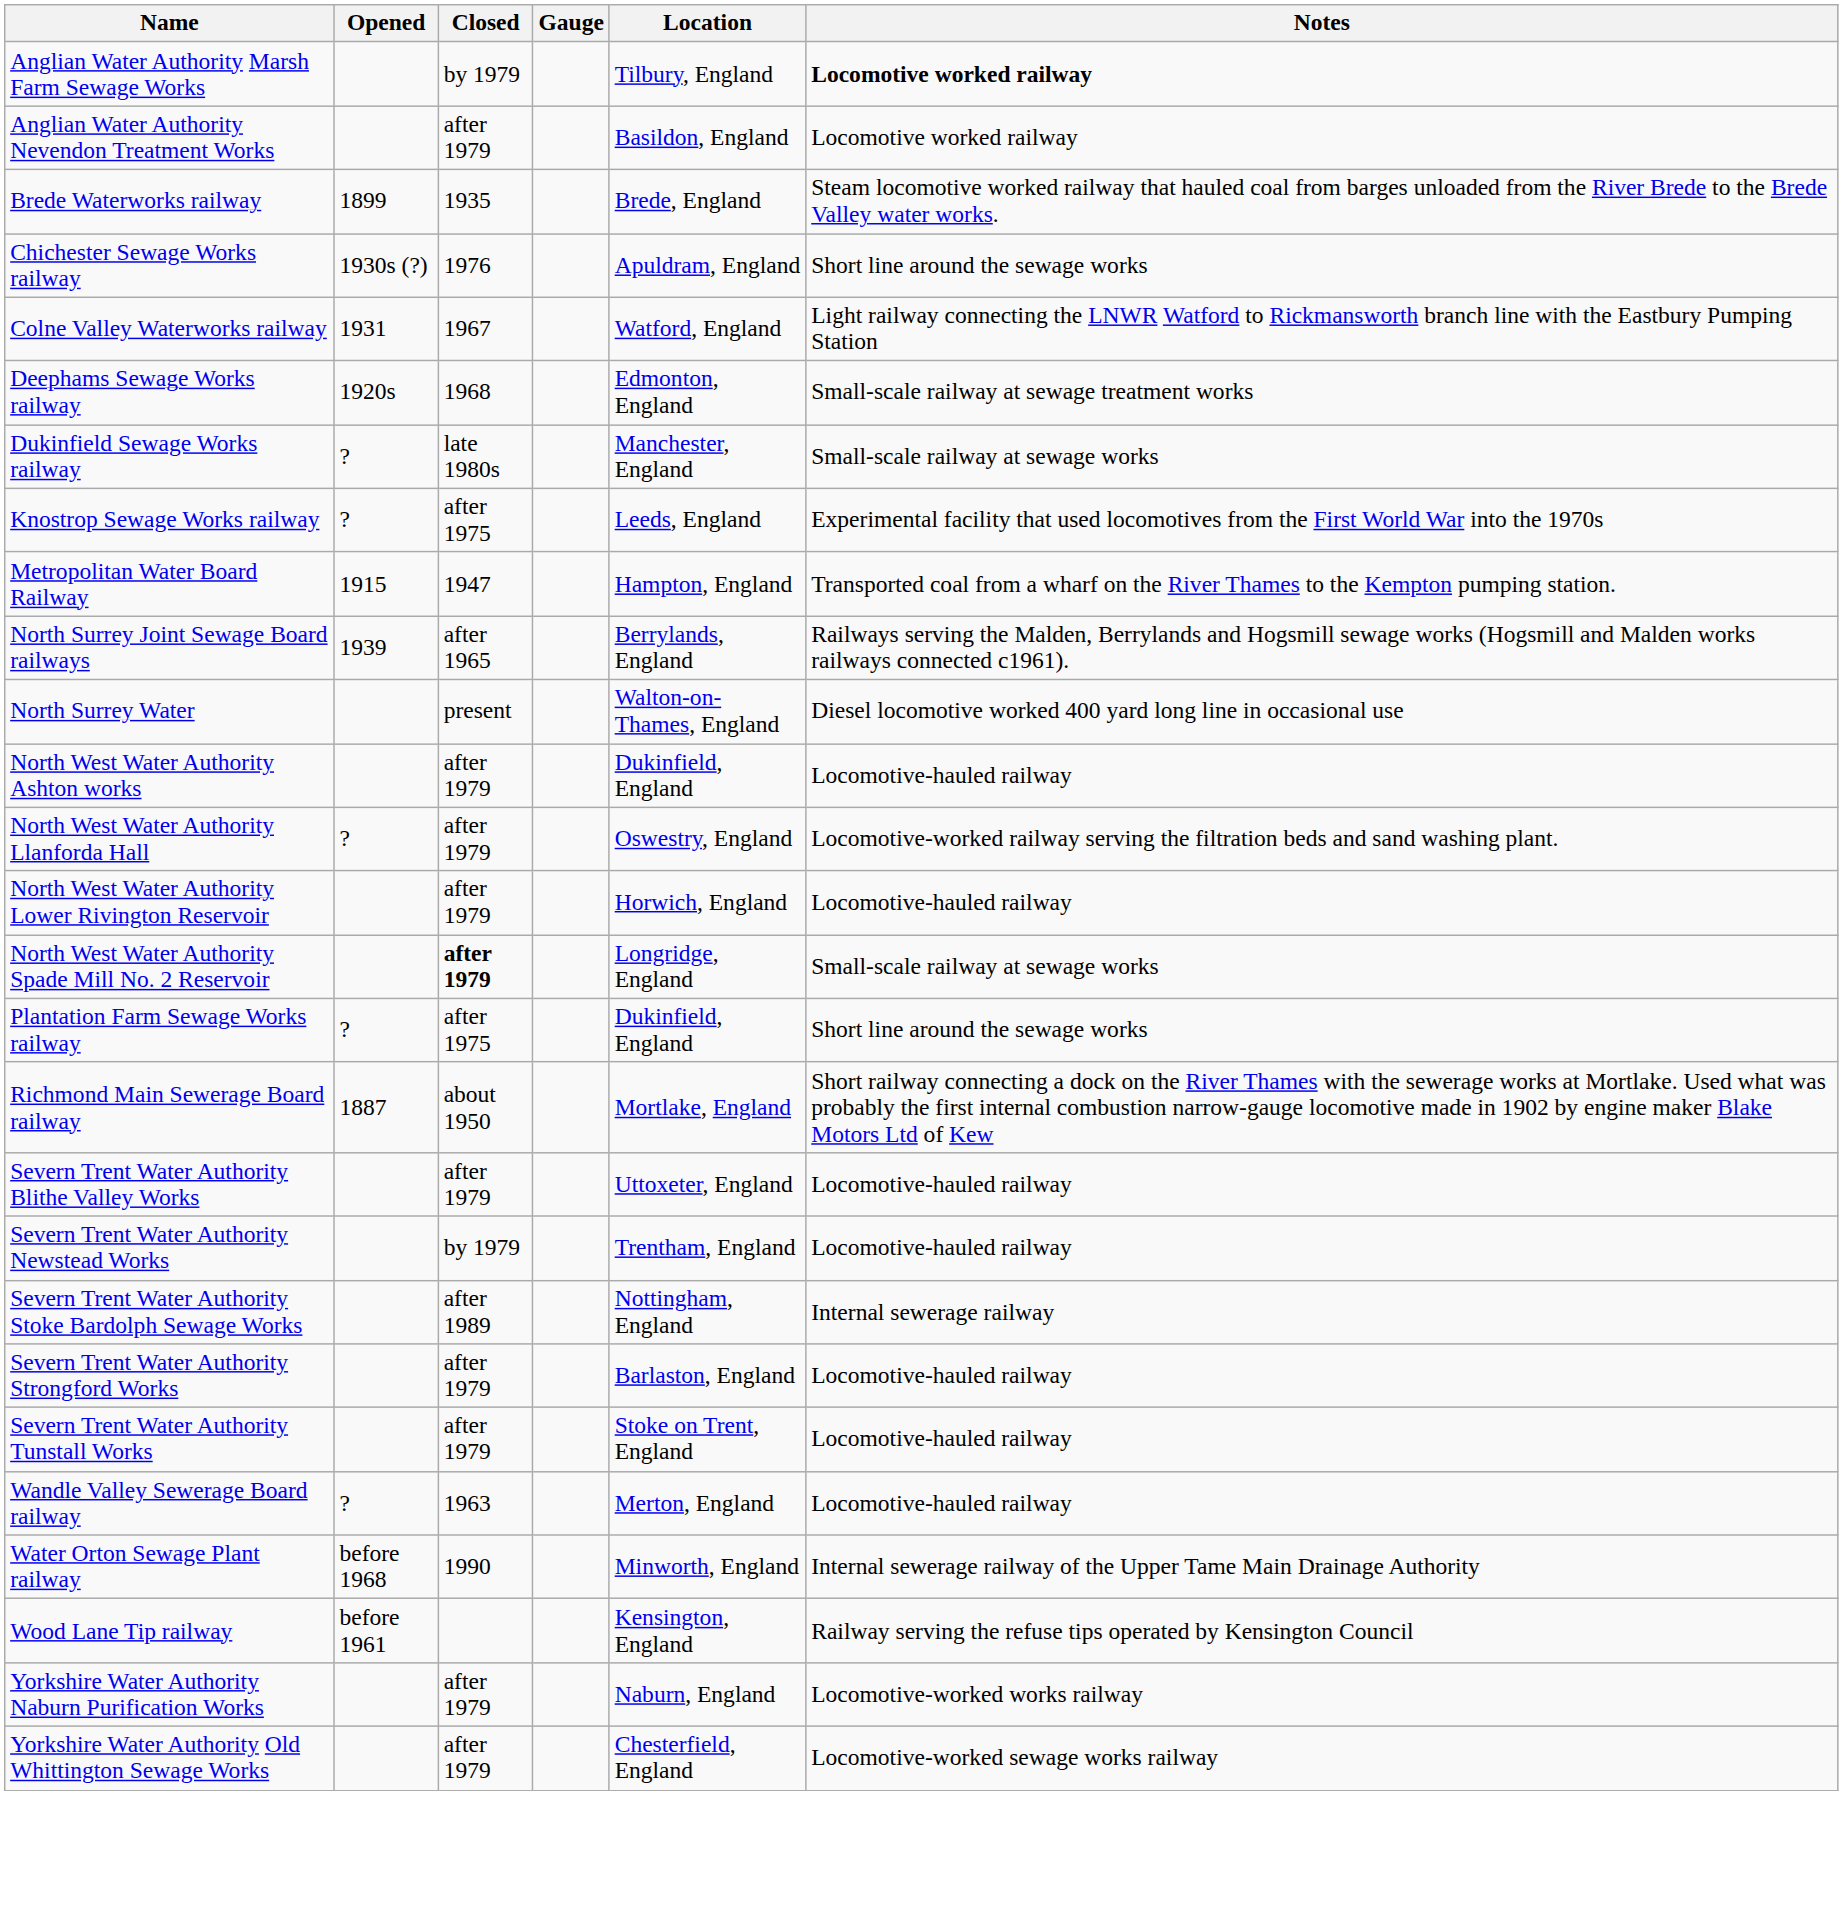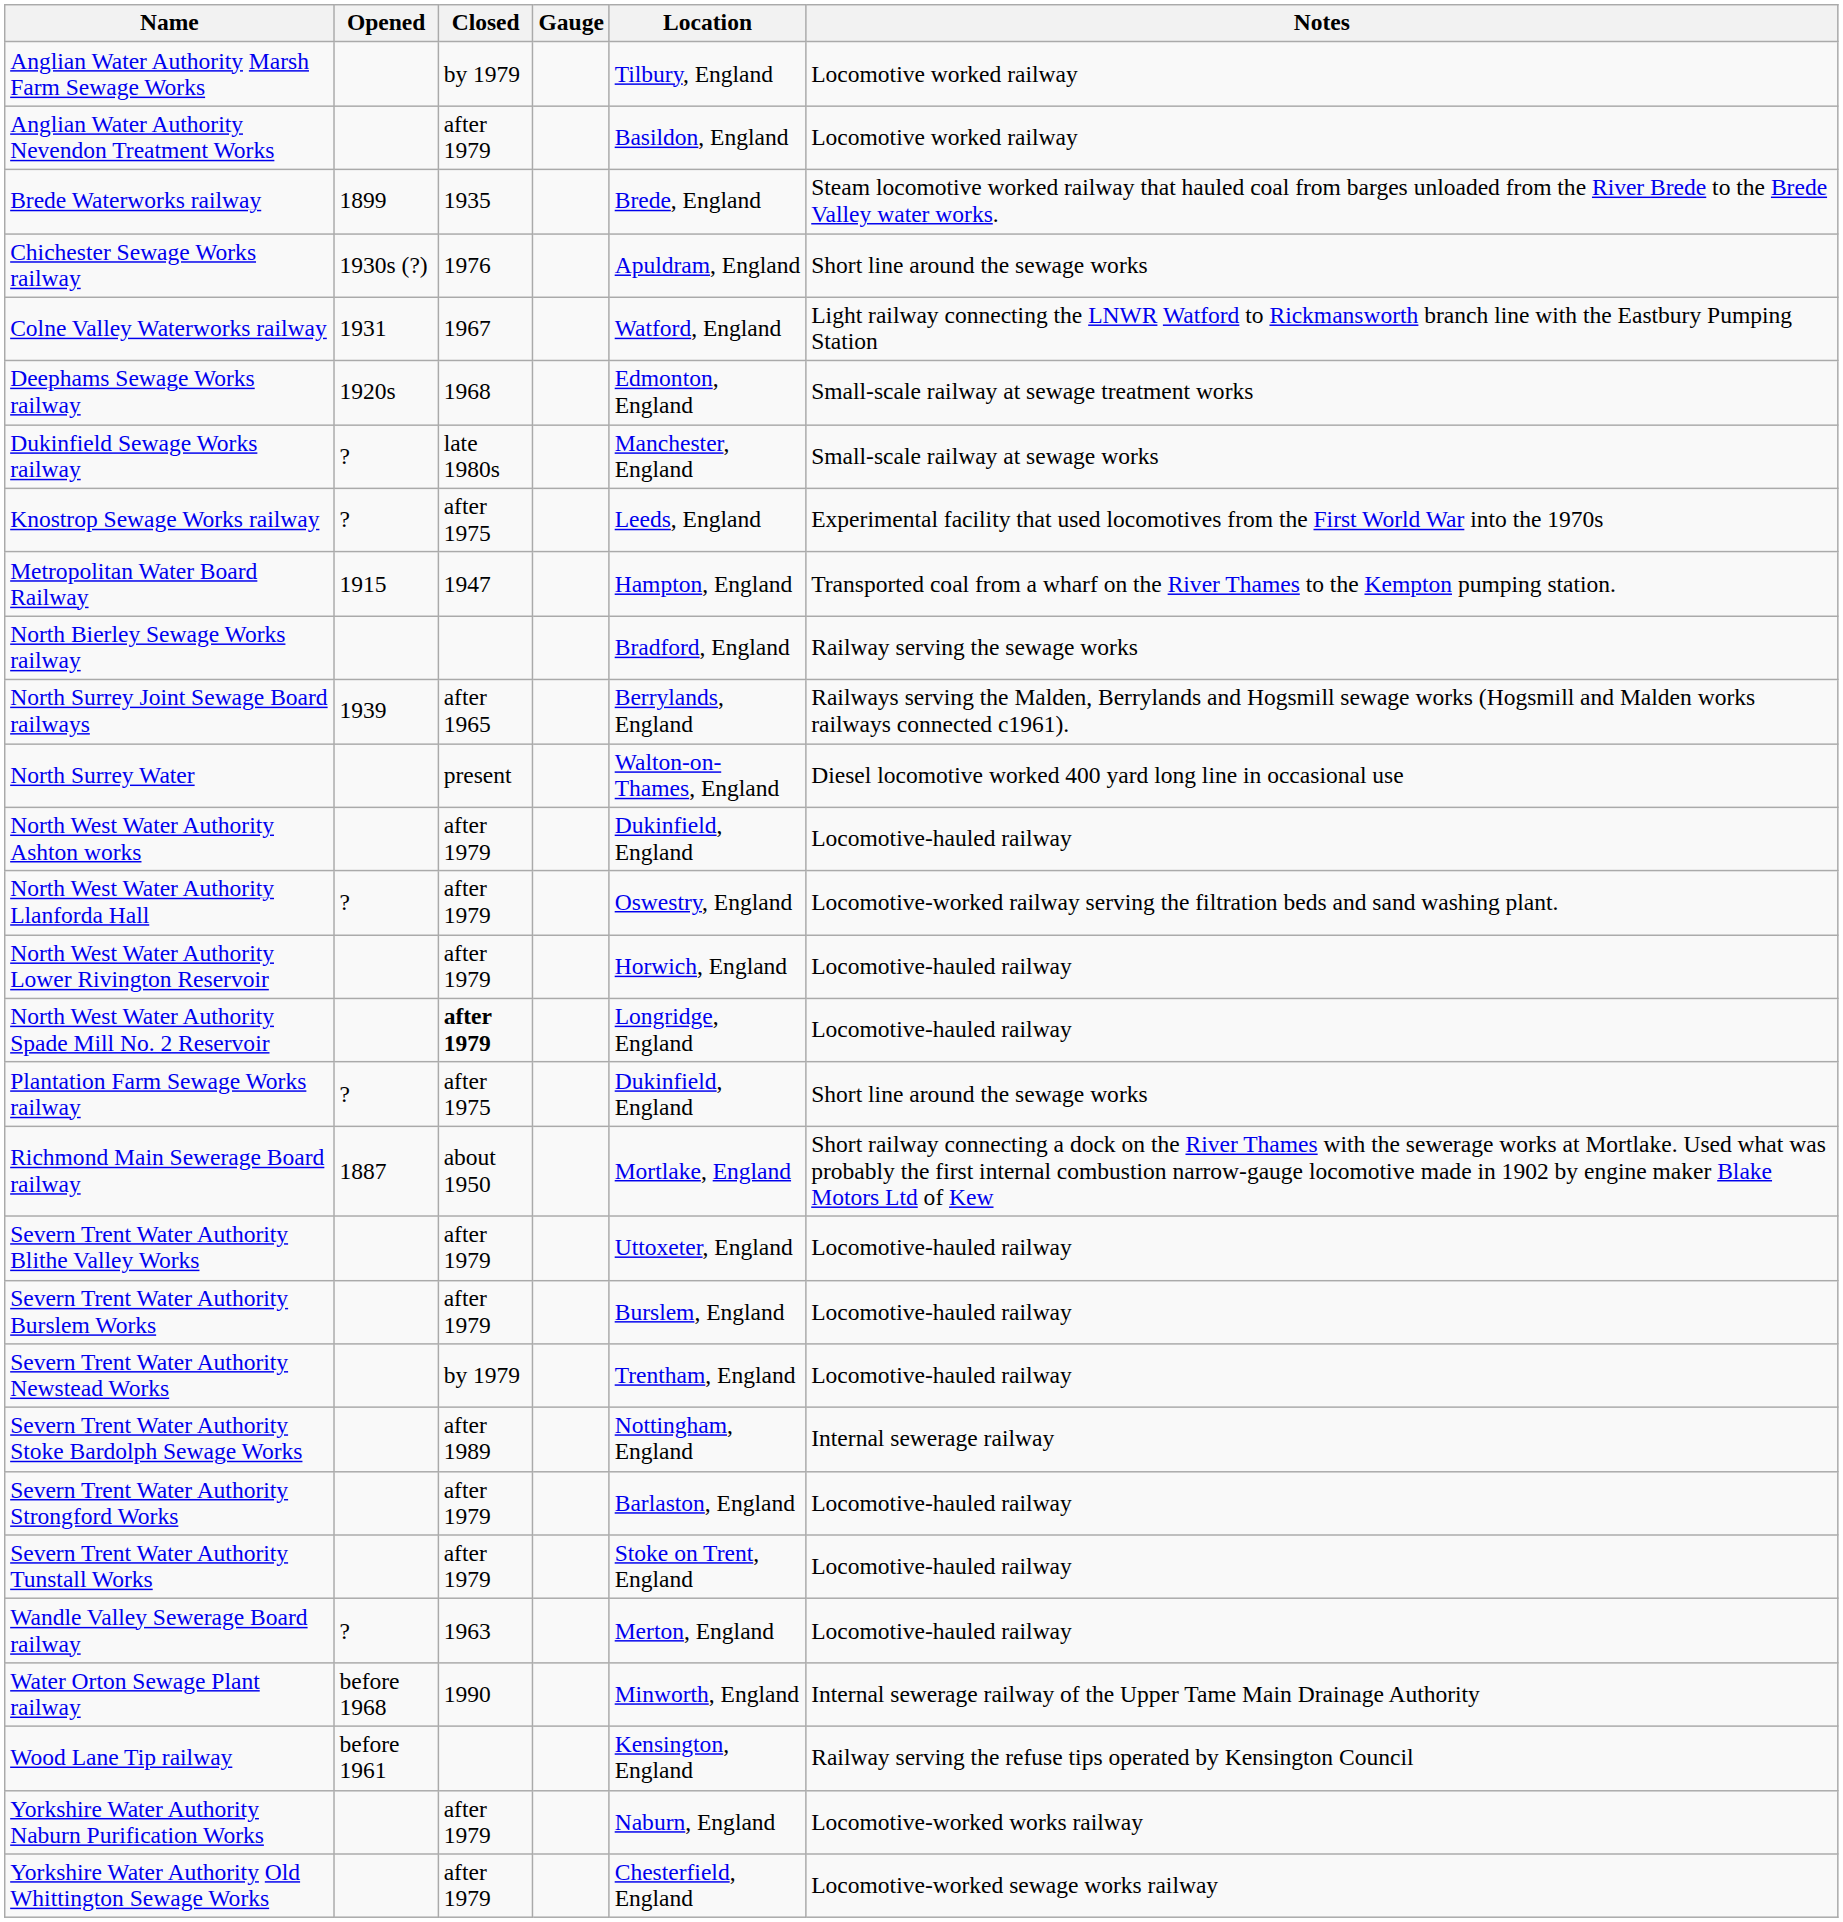(952, 73) bold -> (944, 73) normal
+ row: (148, 647)
(985, 966) Small-scale railway at sewage works -> (942, 1030) Locomotive-hauled railway
+ row: (149, 1311)
